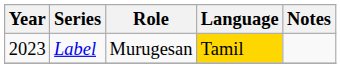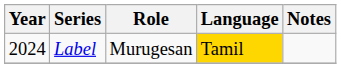(27, 48) 2023 -> (27, 48) 2024
